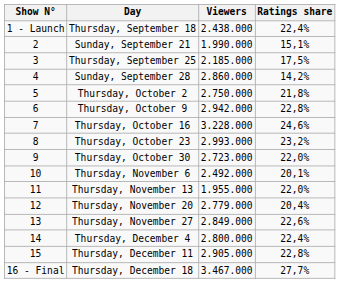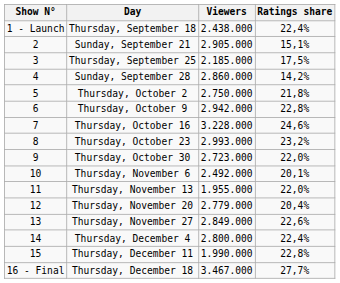(227, 44) 1.990.000 -> (227, 44) 2.905.000
(227, 254) 2.905.000 -> (227, 254) 1.990.000
